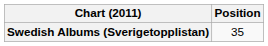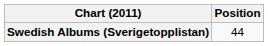(238, 32) 35 -> (238, 32) 44
